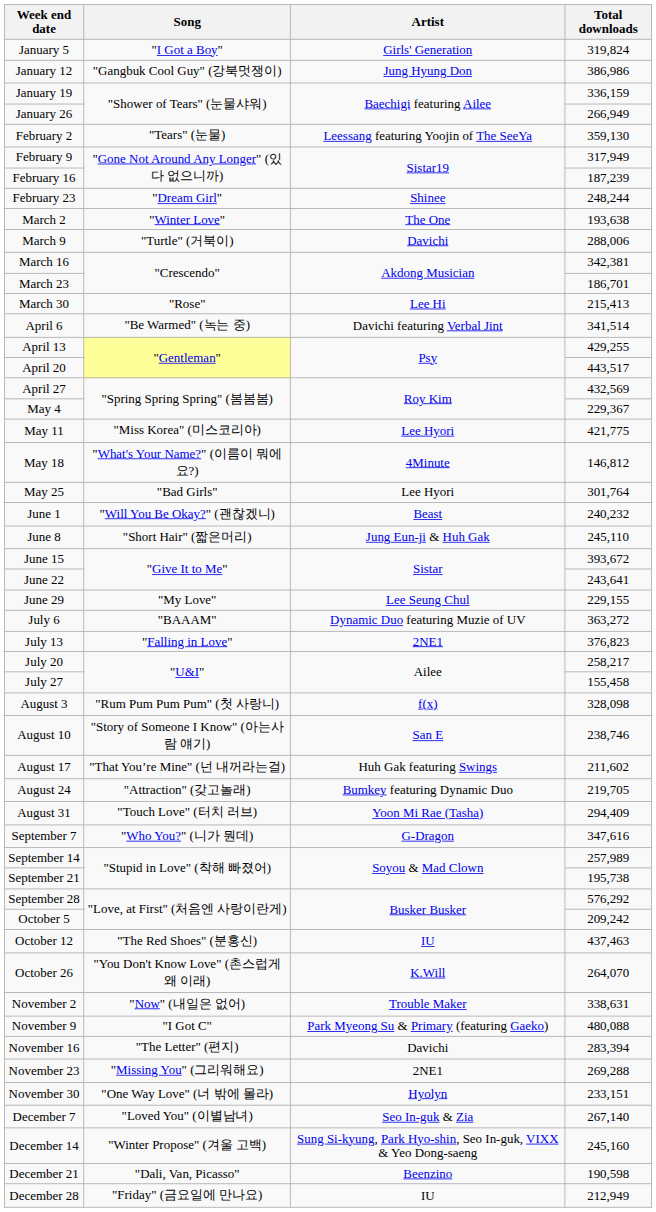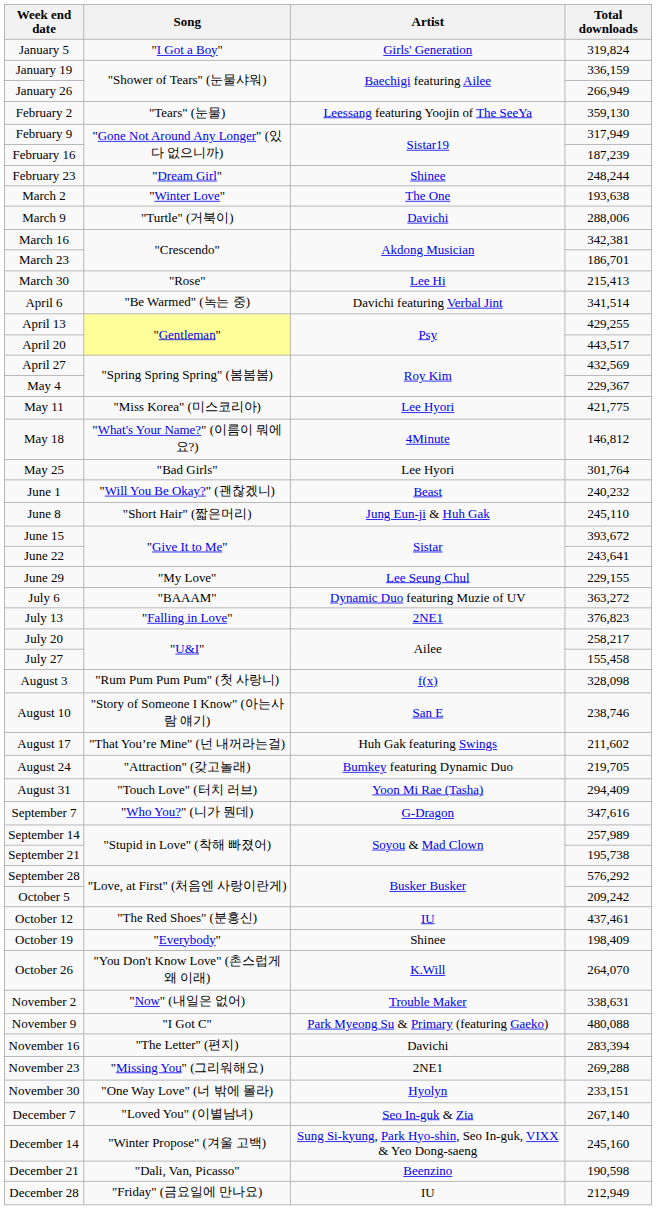- row: (44, 71)
(608, 941) 437,463 -> (608, 918) 437,461
+ row: (44, 940)
